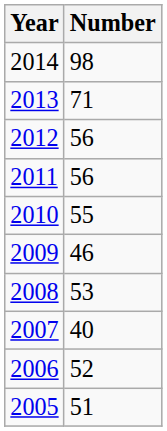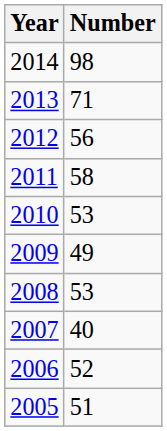(82, 176) 56 -> (82, 176) 58
(82, 215) 55 -> (82, 215) 53
(82, 253) 46 -> (82, 253) 49
